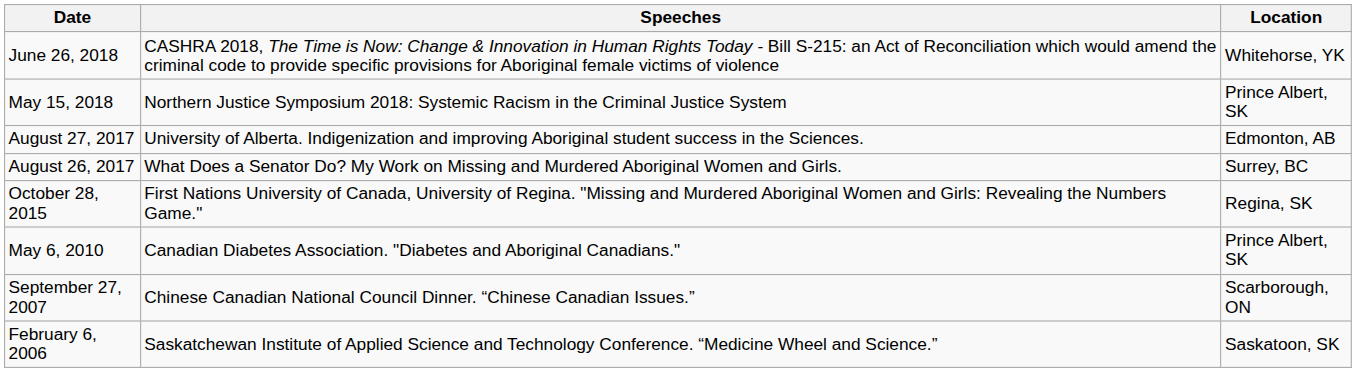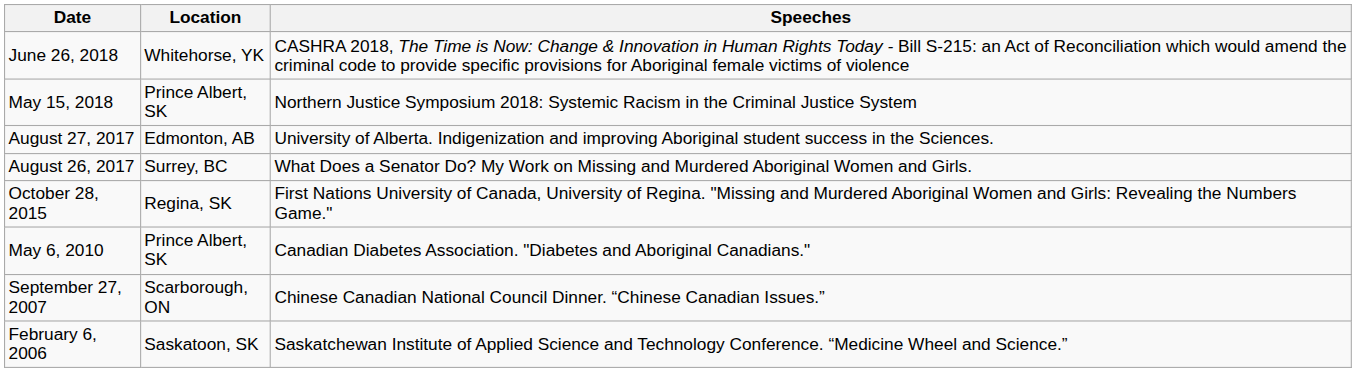columns swapped: (1286, 18) <-> (681, 18)
